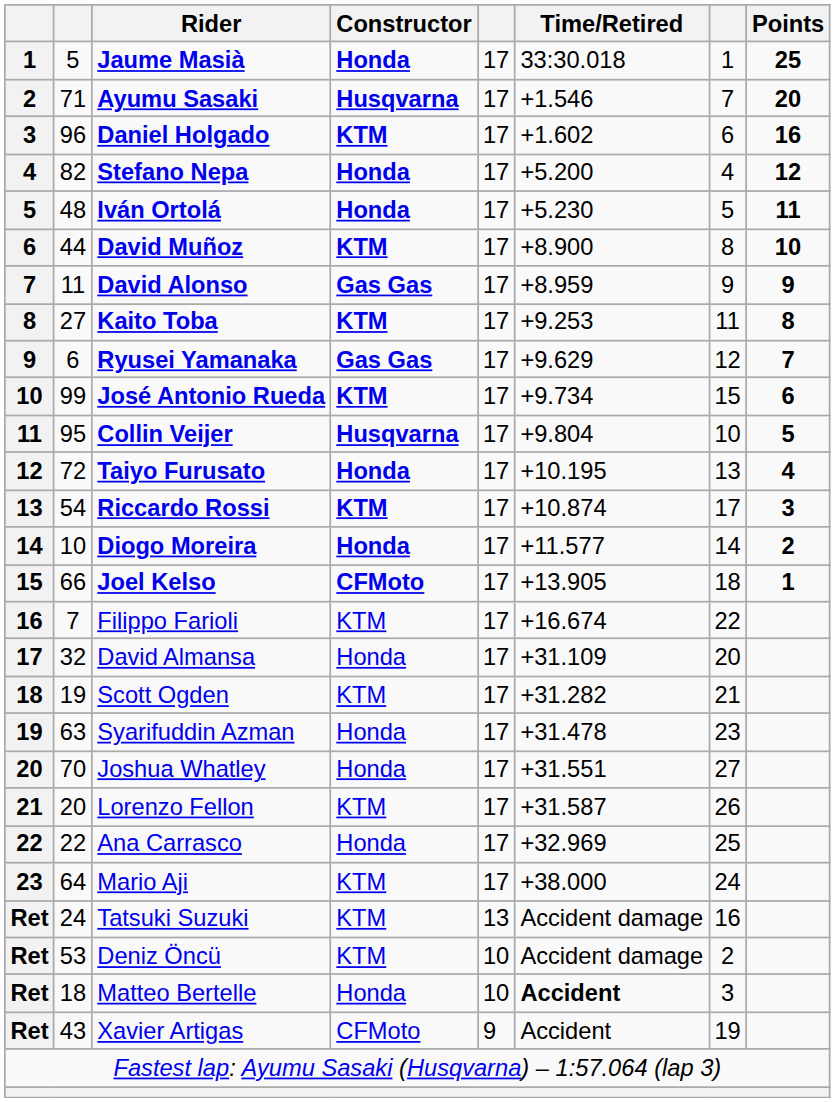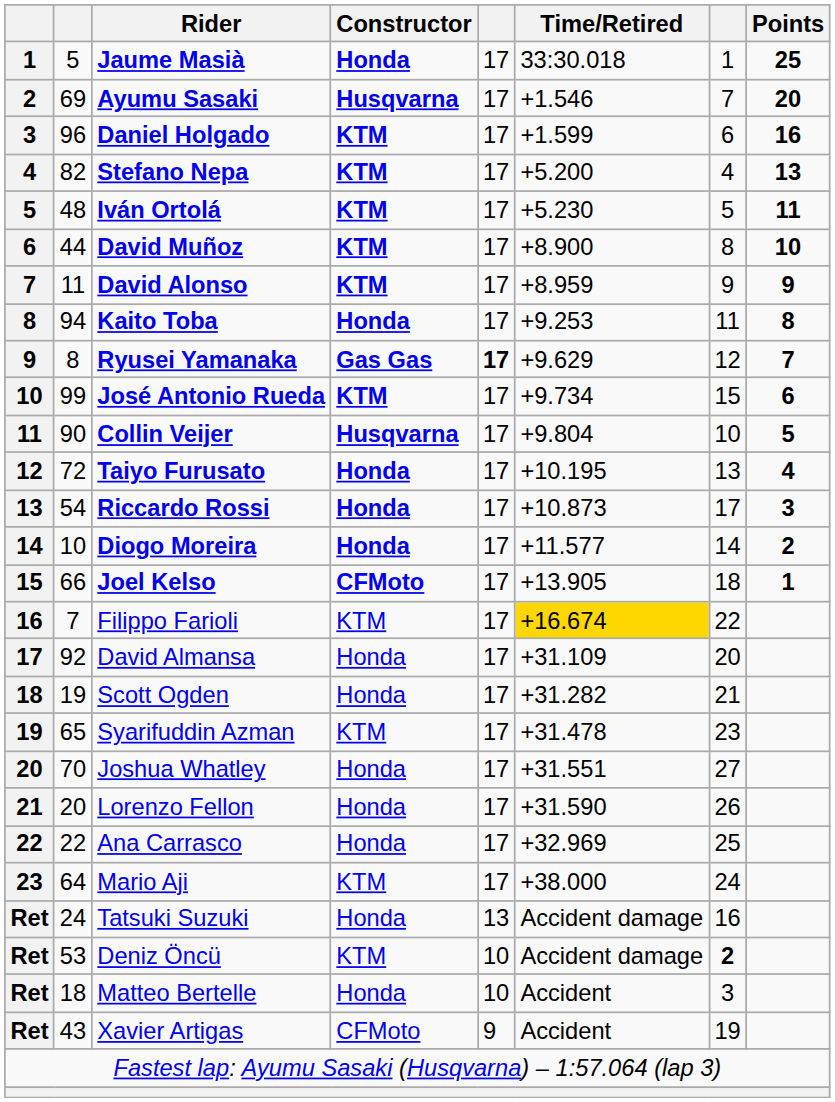(73, 98) 71 -> (73, 98) 69
(557, 135) +1.602 -> (557, 135) +1.599
(373, 172) Honda -> (362, 172) KTM
(788, 172) 12 -> (788, 172) 13
(373, 210) Honda -> (362, 210) KTM
(384, 284) Gas Gas -> (362, 284) KTM
(73, 322) 27 -> (73, 322) 94
(362, 322) KTM -> (373, 322) Honda
(73, 359) 6 -> (73, 359) 8
(496, 359) normal -> (496, 359) bold
(73, 433) 95 -> (73, 433) 90
(362, 508) KTM -> (373, 508) Honda
(563, 508) +10.874 -> (563, 508) +10.873
(563, 620) no background -> (563, 620) gold background
(73, 657) 32 -> (73, 657) 92
(361, 695) KTM -> (371, 695) Honda
(73, 732) 63 -> (73, 732) 65
(371, 732) Honda -> (361, 732) KTM
(361, 806) KTM -> (371, 806) Honda
(563, 806) +31.587 -> (563, 806) +31.590
(361, 918) KTM -> (371, 918) Honda
(728, 956) normal -> (728, 956) bold
(570, 993) bold -> (566, 993) normal
